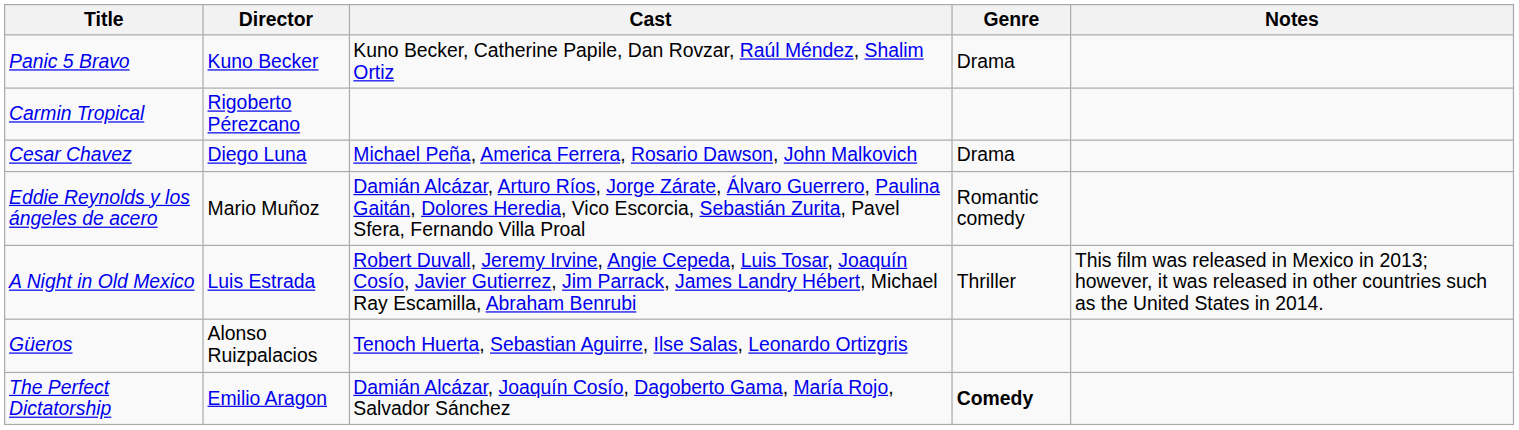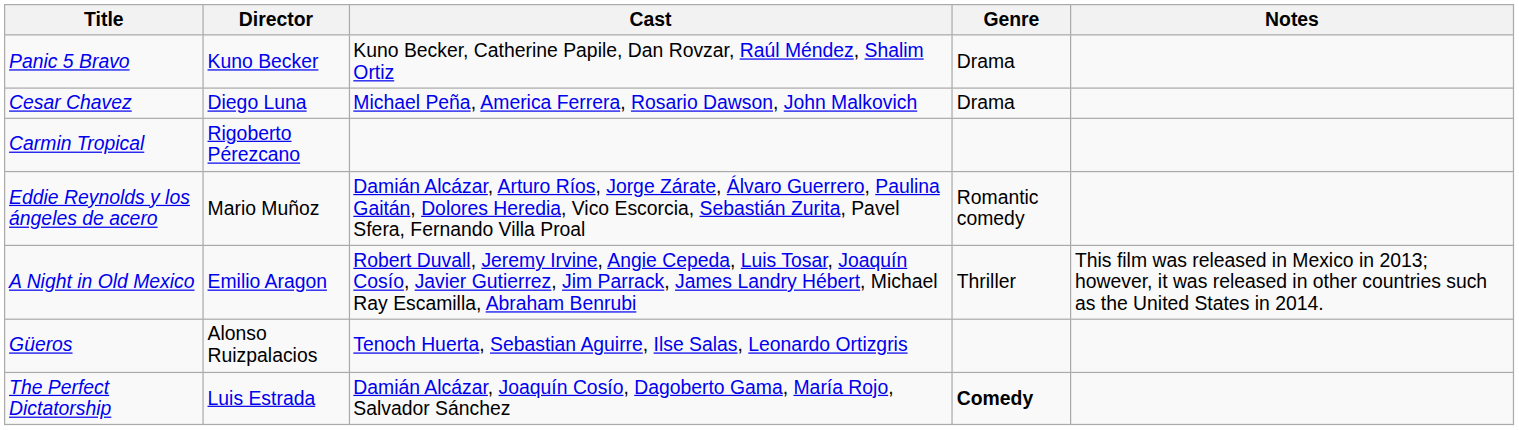rows swapped: (70, 155) <-> (77, 113)
(261, 282) Luis Estrada -> (267, 282) Emilio Aragon
(267, 398) Emilio Aragon -> (261, 398) Luis Estrada
